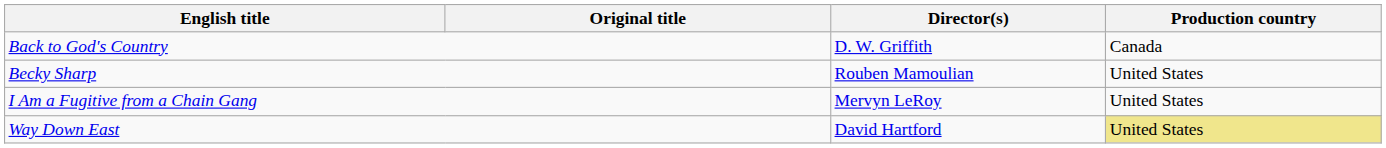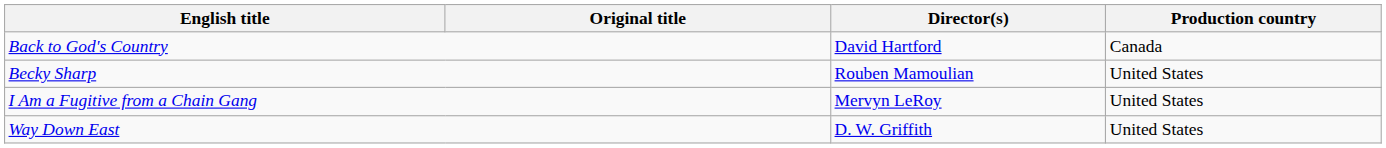(883, 45) D. W. Griffith -> (888, 45) David Hartford
(888, 128) David Hartford -> (883, 128) D. W. Griffith
(1157, 128) khaki background -> (1157, 128) no background
